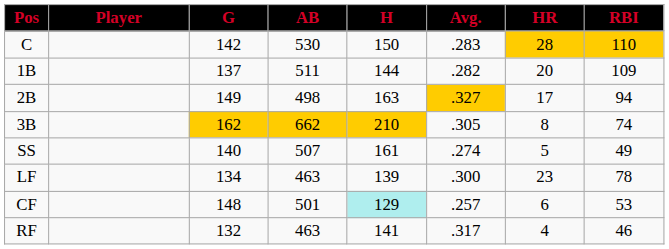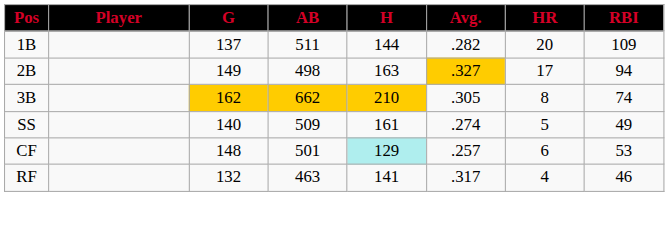- row: (26, 44)
(308, 151) 507 -> (308, 124) 509
- row: (26, 177)
